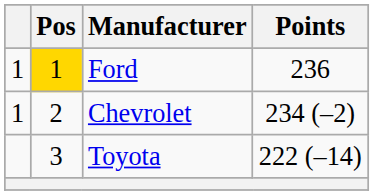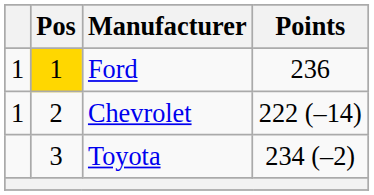(310, 113) 234 (–2) -> (310, 113) 222 (–14)
(310, 156) 222 (–14) -> (310, 156) 234 (–2)
